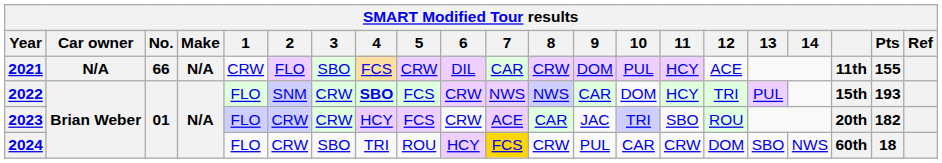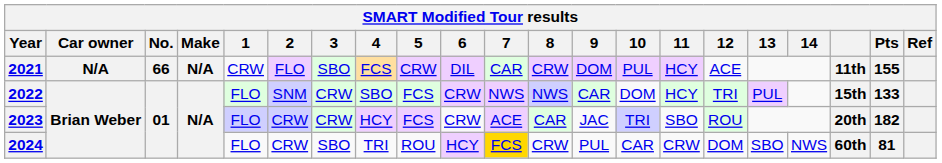(377, 94) bold -> (376, 94) normal
(888, 94) 193 -> (887, 94) 133
(888, 145) 18 -> (887, 145) 81
